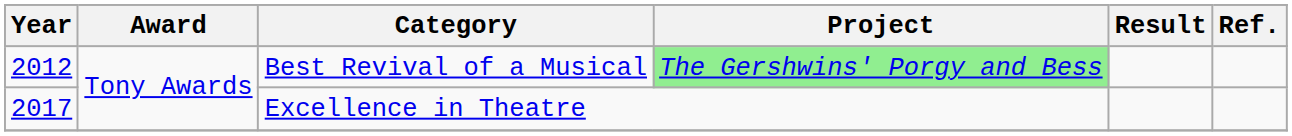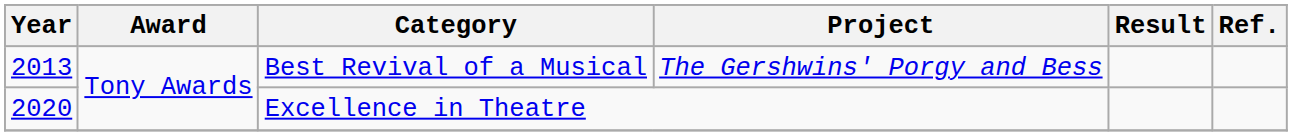(42, 67) 2012 -> (42, 67) 2013
(881, 67) lightgreen background -> (881, 67) no background
(42, 109) 2017 -> (42, 109) 2020
